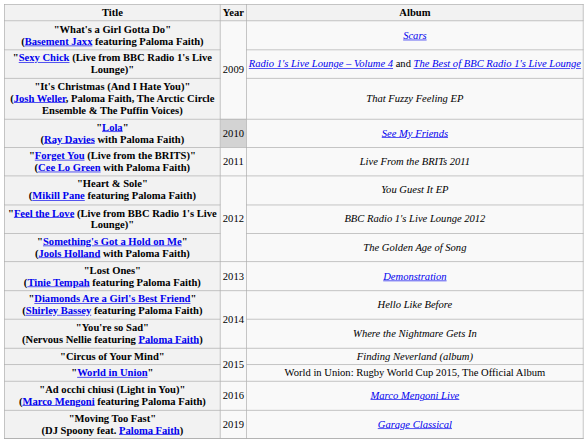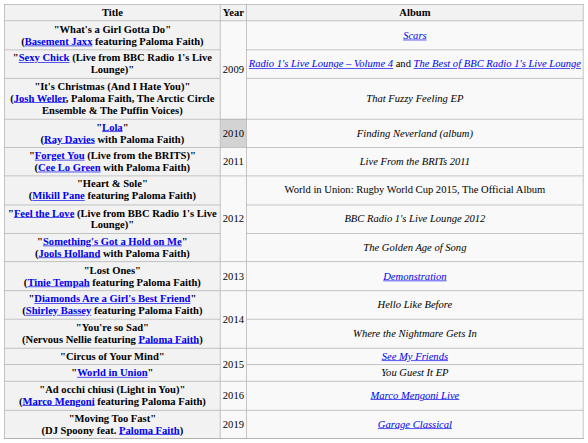(415, 133) See My Friends -> (415, 133) Finding Neverland (album)
(415, 190) You Guest It EP -> (415, 190) World in Union: Rugby World Cup 2015, The Official Album
(415, 356) Finding Neverland (album) -> (415, 356) See My Friends
(415, 373) World in Union: Rugby World Cup 2015, The Official Album -> (415, 373) You Guest It EP
